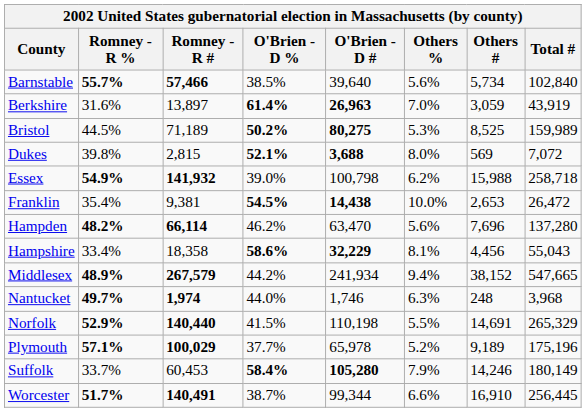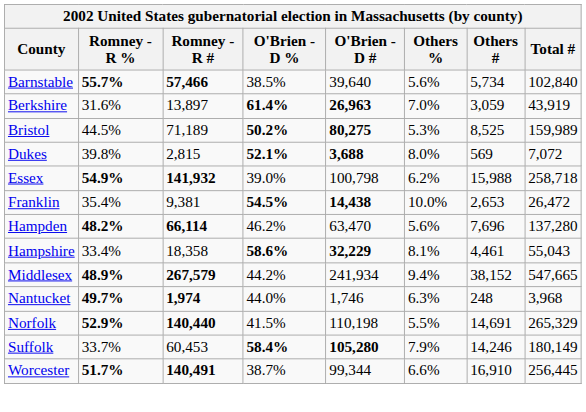(487, 250) 4,456 -> (487, 250) 4,461
- row: (38, 347)
